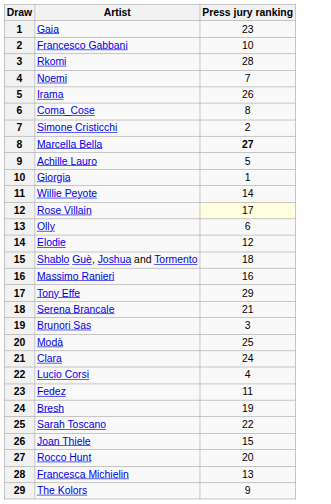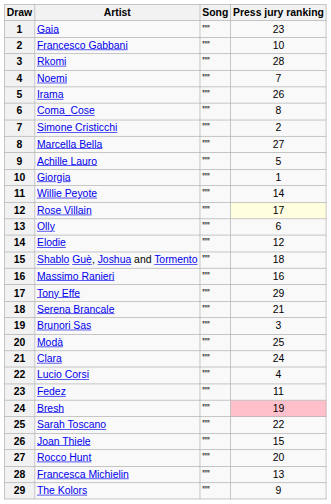+ column: (215, 12)
(248, 144) bold -> (278, 144) normal
(248, 408) no background -> (278, 408) pink background
